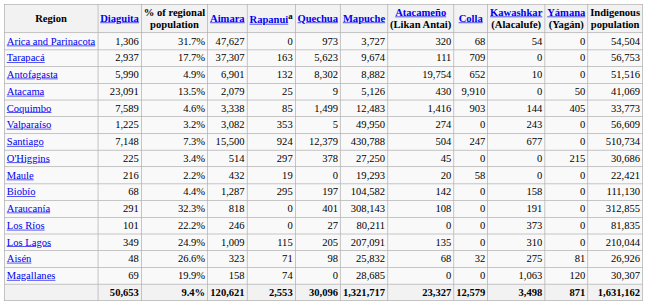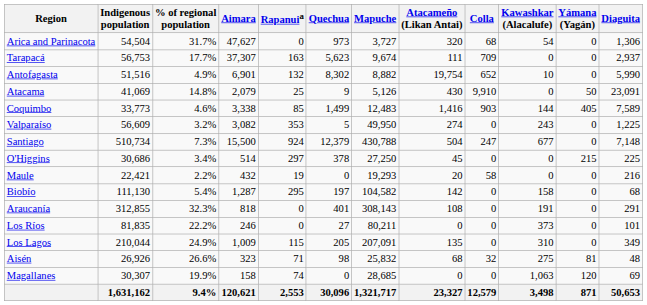columns swapped: (615, 18) <-> (120, 18)
(192, 91) 13.5% -> (203, 91) 14.8%
(194, 192) 4.4% -> (205, 192) 5.4%
